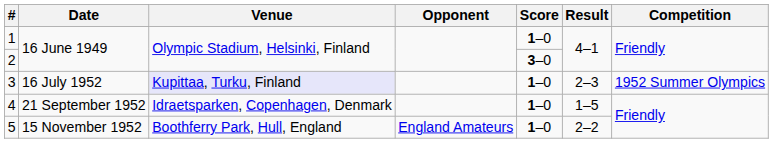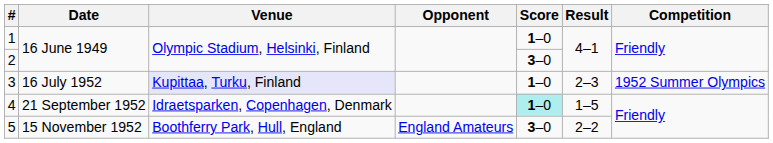(539, 104) no background -> (539, 104) paleturquoise background
(539, 127) 1–0 -> (539, 127) 3–0
